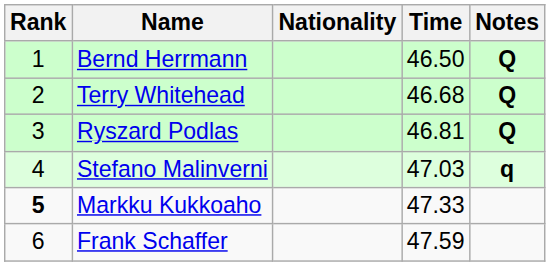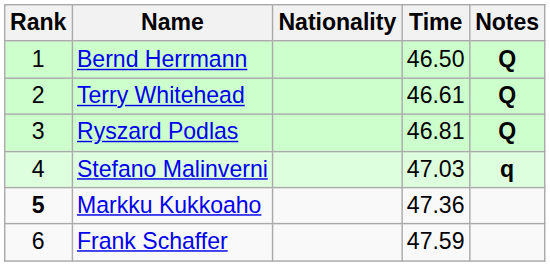(436, 95) 46.68 -> (436, 95) 46.61
(436, 205) 47.33 -> (436, 205) 47.36
